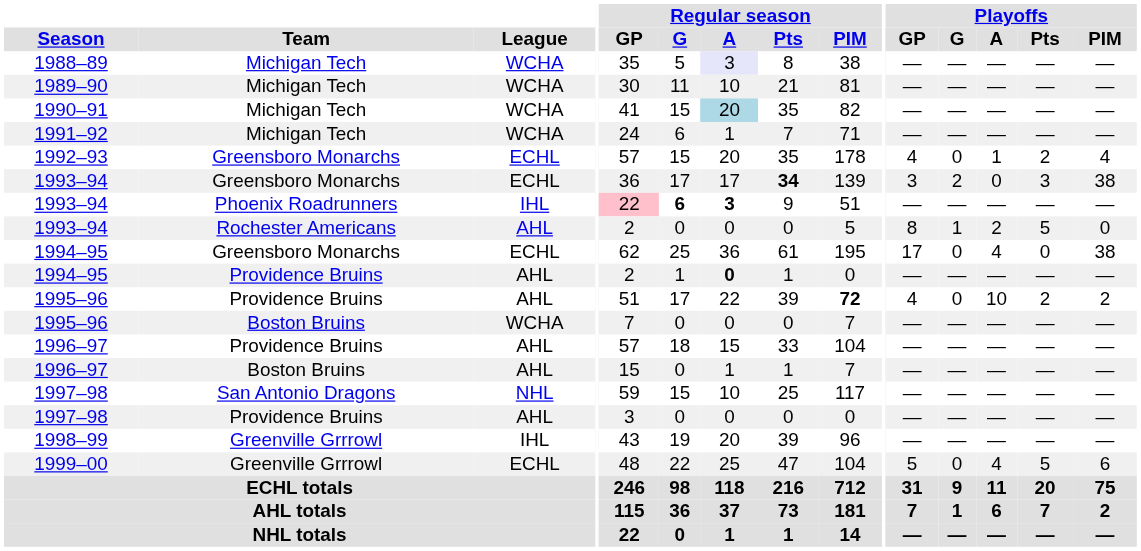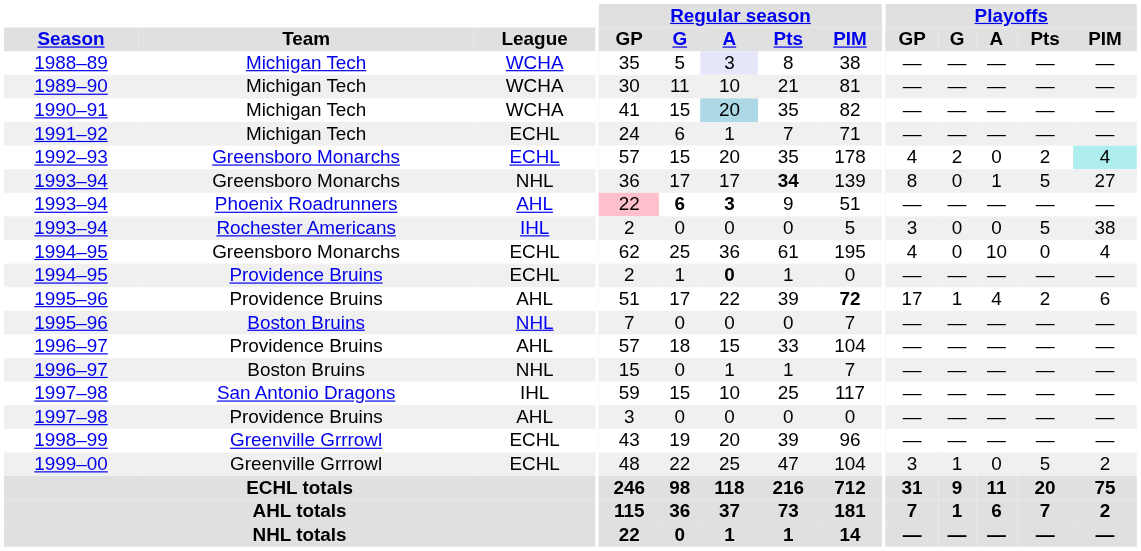(535, 133) WCHA -> (535, 133) ECHL
(957, 157) 0 -> (957, 157) 2
(996, 157) 1 -> (996, 157) 0
(1105, 157) no background -> (1105, 157) paleturquoise background
(535, 180) ECHL -> (535, 180) NHL
(912, 180) 3 -> (912, 180) 8
(957, 180) 2 -> (957, 180) 0
(996, 180) 0 -> (996, 180) 1
(1045, 180) 3 -> (1045, 180) 5
(1105, 180) 38 -> (1105, 180) 27
(535, 204) IHL -> (535, 204) AHL
(535, 228) AHL -> (535, 228) IHL
(912, 228) 8 -> (912, 228) 3
(957, 228) 1 -> (957, 228) 0
(996, 228) 2 -> (996, 228) 0
(1105, 228) 0 -> (1105, 228) 38
(912, 251) 17 -> (912, 251) 4
(996, 251) 4 -> (996, 251) 10
(1105, 251) 38 -> (1105, 251) 4
(535, 275) AHL -> (535, 275) ECHL
(912, 298) 4 -> (912, 298) 17
(957, 298) 0 -> (957, 298) 1
(996, 298) 10 -> (996, 298) 4
(1105, 298) 2 -> (1105, 298) 6
(535, 322) WCHA -> (535, 322) NHL
(535, 369) AHL -> (535, 369) NHL
(535, 393) NHL -> (535, 393) IHL
(535, 440) IHL -> (535, 440) ECHL
(912, 464) 5 -> (912, 464) 3
(957, 464) 0 -> (957, 464) 1
(996, 464) 4 -> (996, 464) 0
(1105, 464) 6 -> (1105, 464) 2
